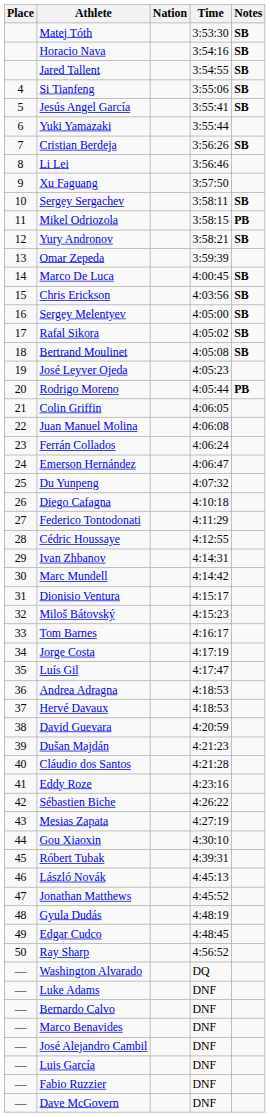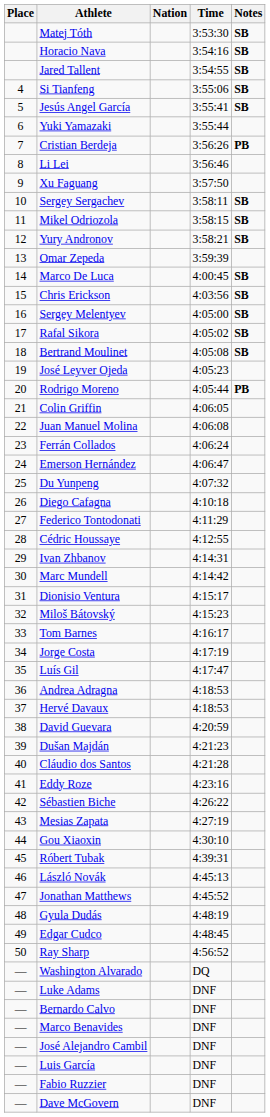(241, 145) SB -> (242, 145) PB
(242, 220) PB -> (241, 220) SB
